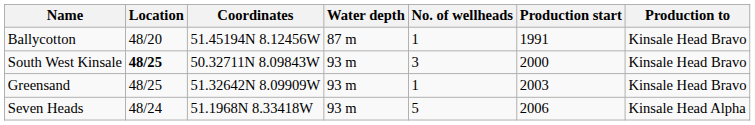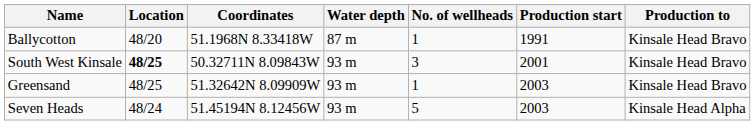(255, 39) 51.45194N 8.12456W -> (252, 39) 51.1968N 8.33418W
(534, 62) 2000 -> (534, 62) 2001
(252, 108) 51.1968N 8.33418W -> (255, 108) 51.45194N 8.12456W
(534, 108) 2006 -> (534, 108) 2003
